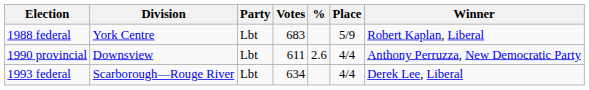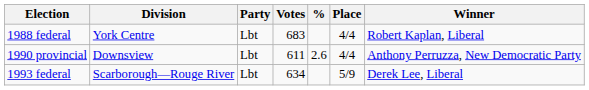(347, 34) 5/9 -> (347, 34) 4/4
(347, 74) 4/4 -> (347, 74) 5/9
